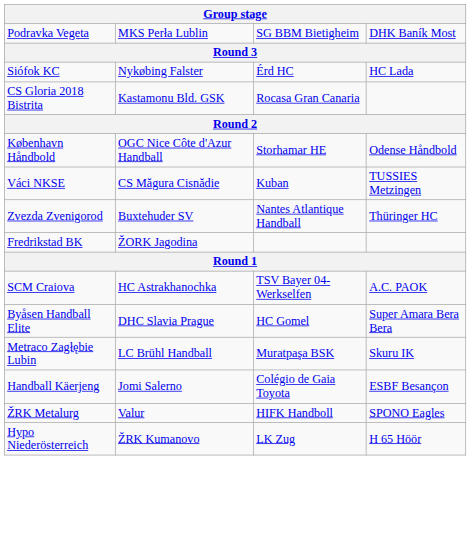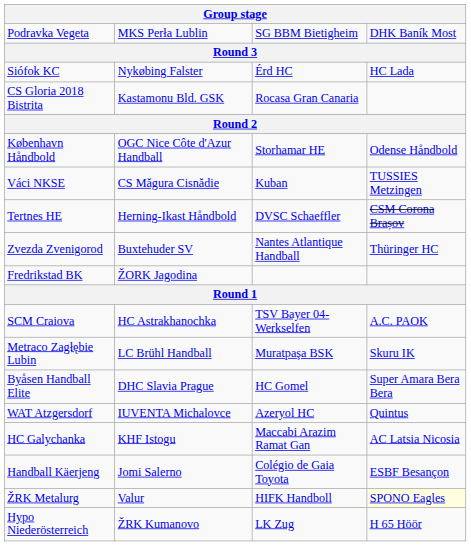+ row: (35, 216)
rows swapped: (49, 320) <-> (50, 353)
+ row: (50, 412)
+ row: (46, 438)
(407, 412) no background -> (407, 498) lightyellow background
